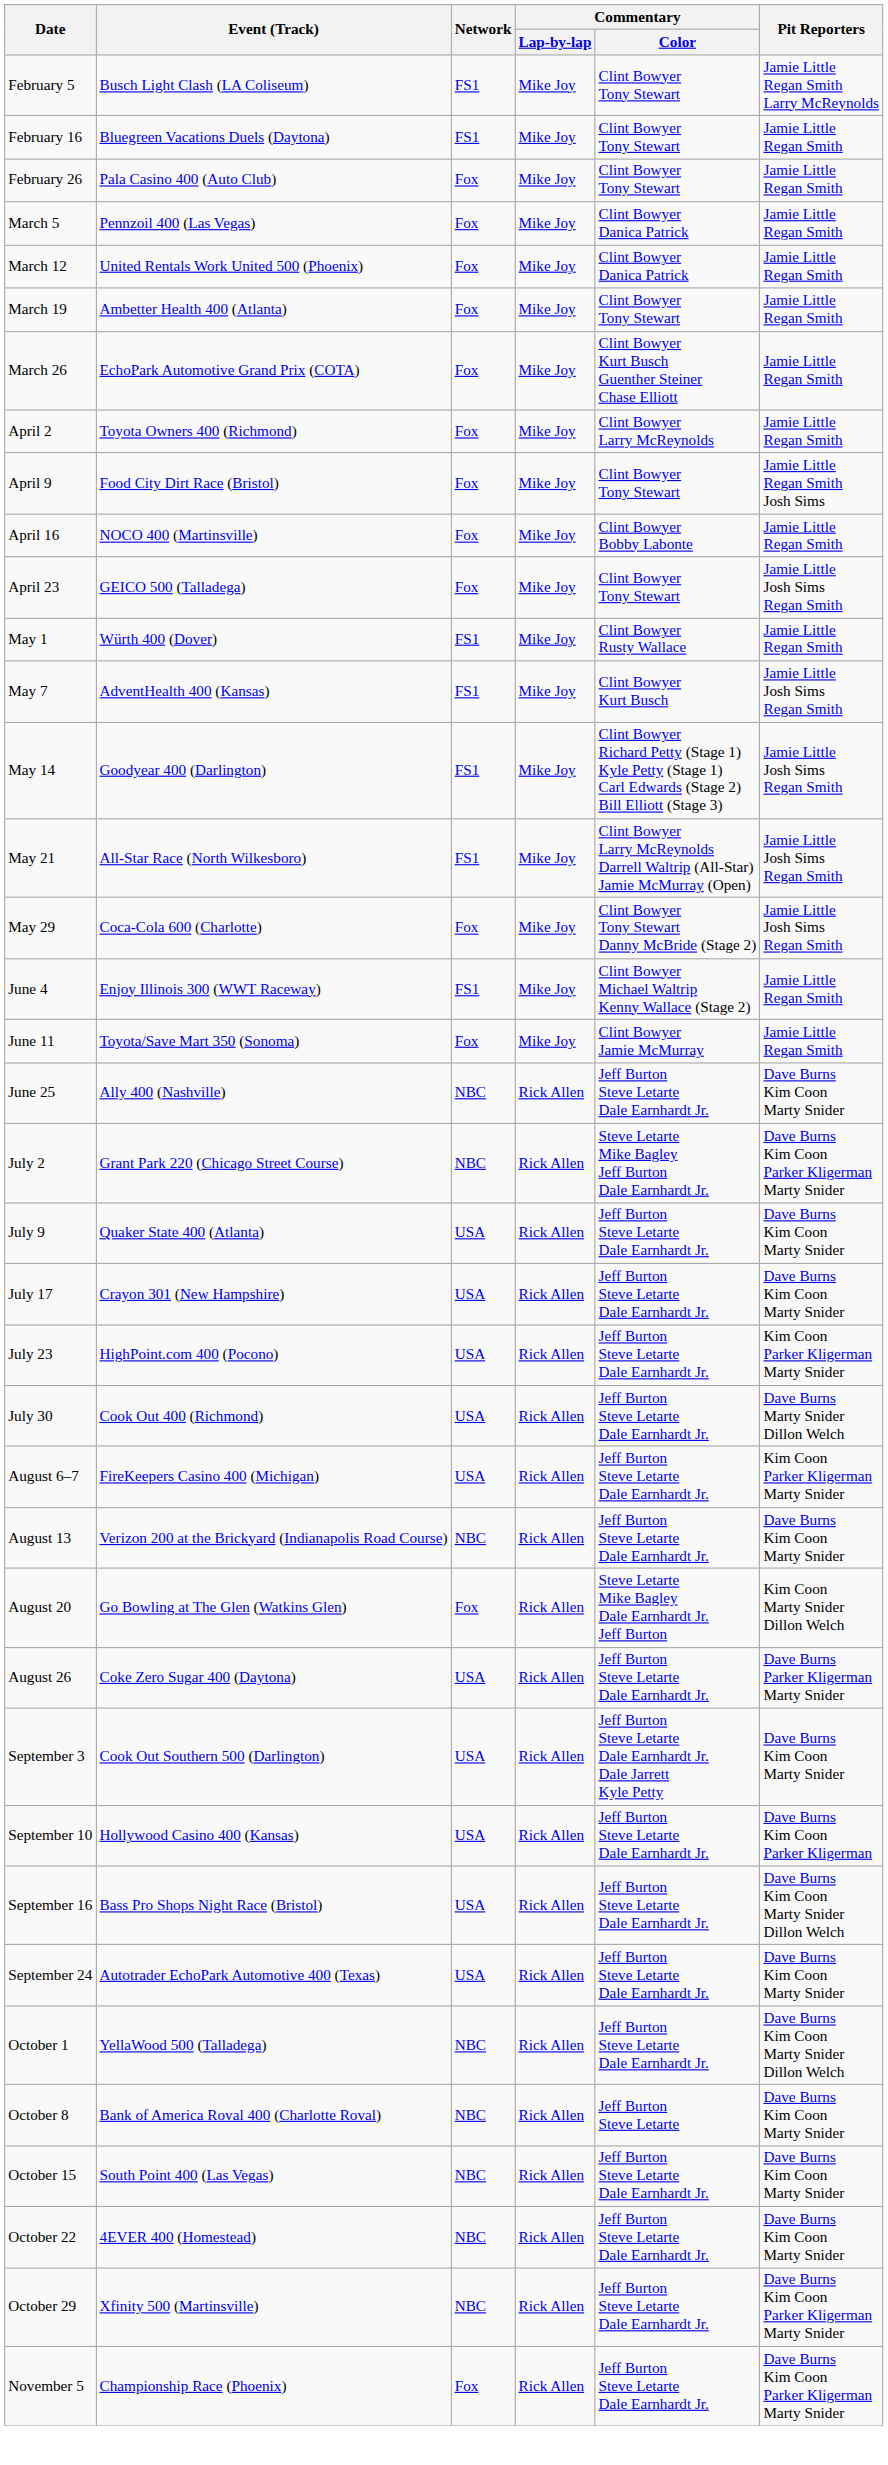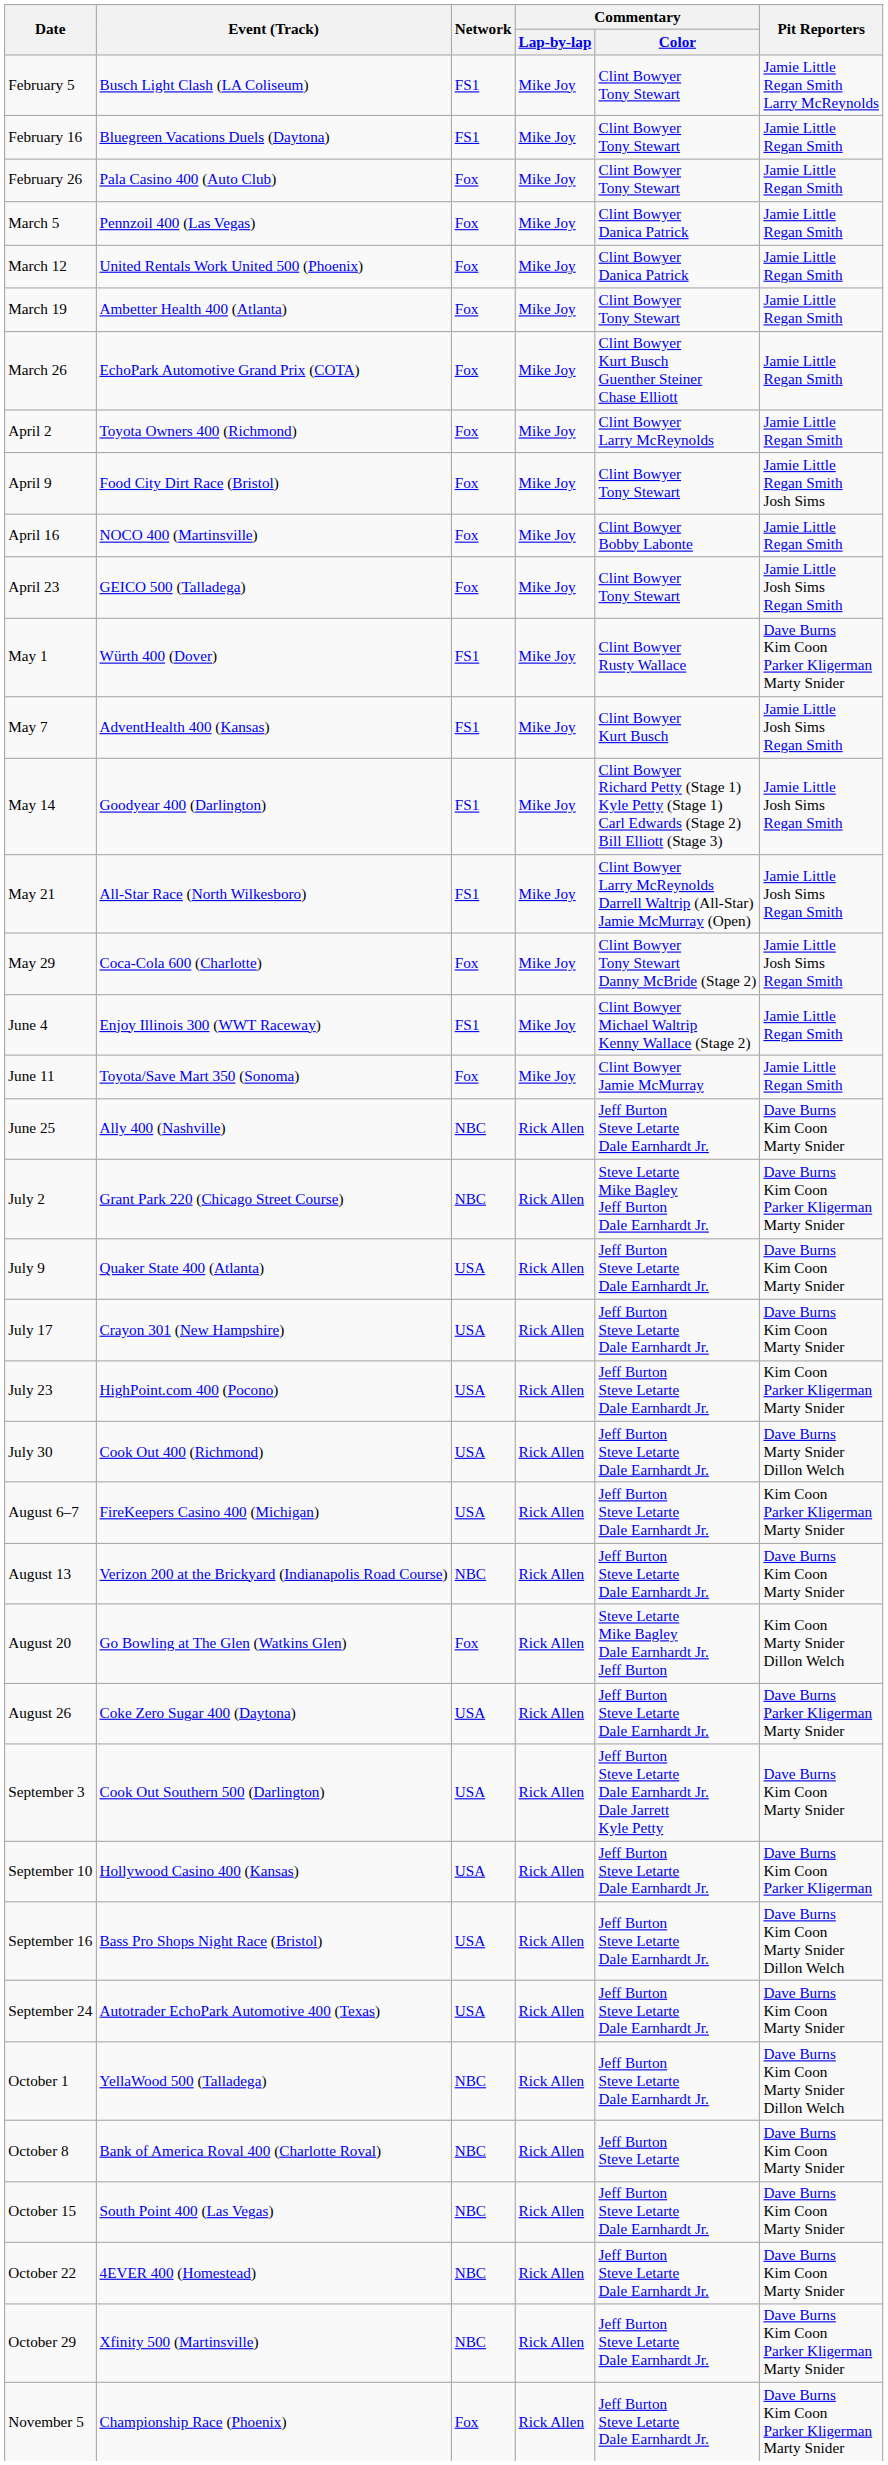(803, 639) Jamie Little Regan Smith -> (818, 656) Dave Burns Kim Coon Parker Kligerman Marty Snider
